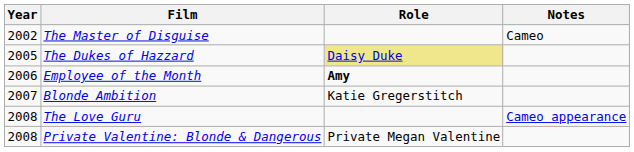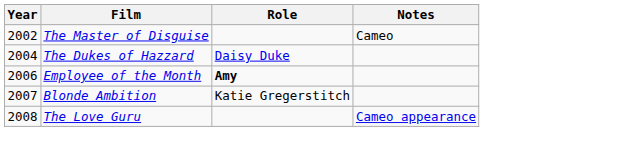(22, 55) 2005 -> (22, 55) 2004
(365, 55) khaki background -> (252, 55) no background
- row: (182, 137)
